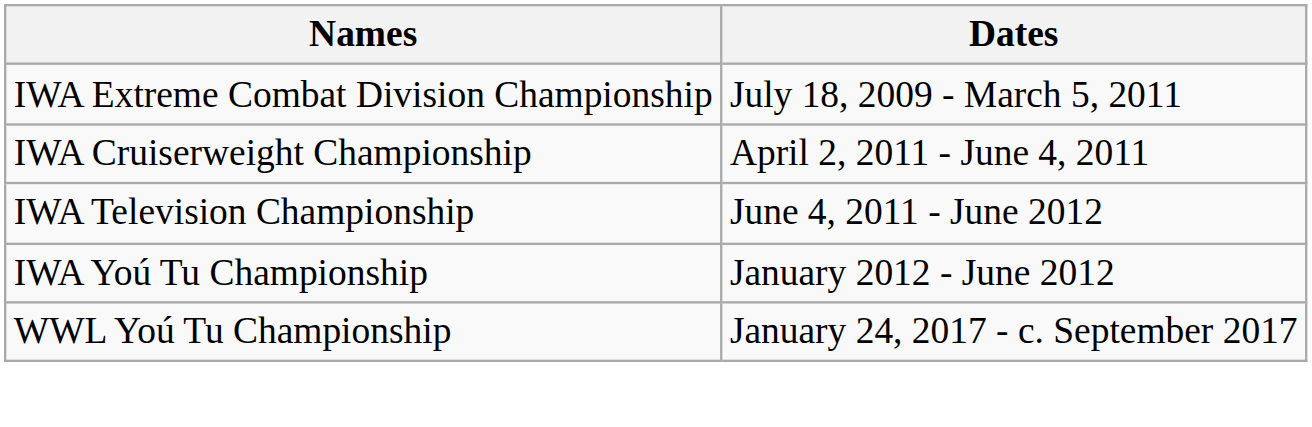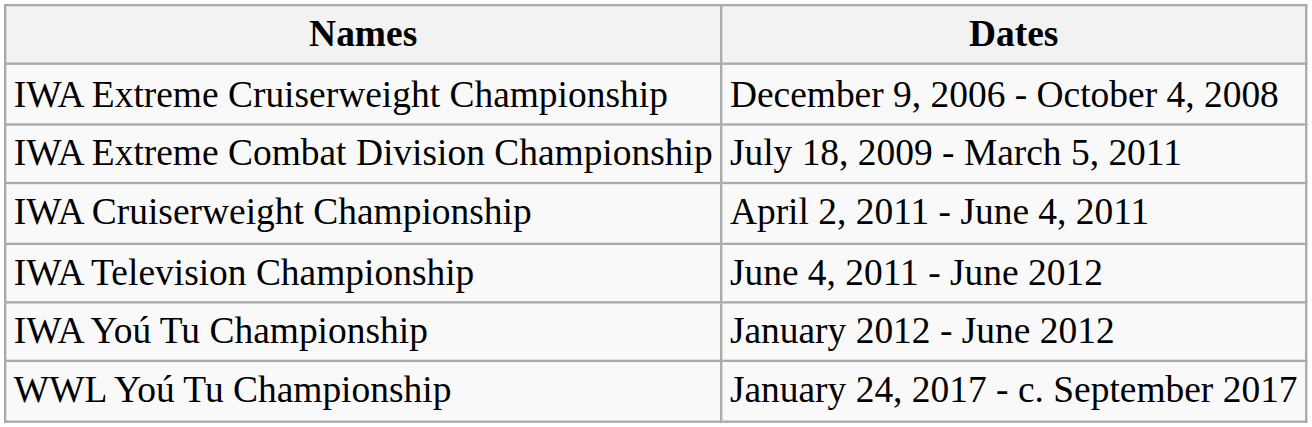+ row: (341, 93)
